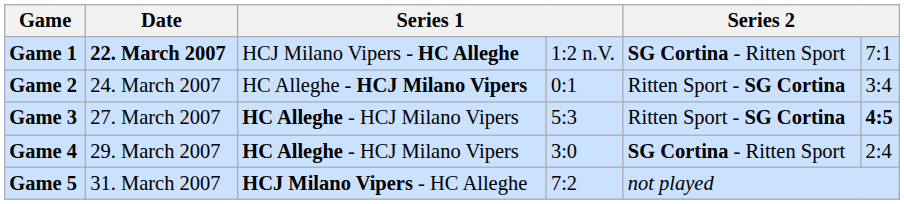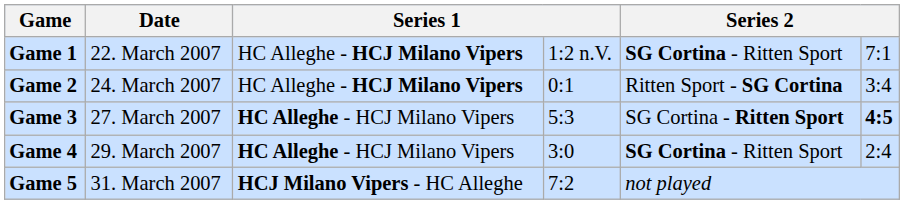(158, 53) bold -> (156, 53) normal
(381, 53) HCJ Milano Vipers - HC Alleghe -> (380, 53) HC Alleghe - HCJ Milano Vipers
(736, 118) Ritten Sport - SG Cortina -> (734, 118) SG Cortina - Ritten Sport
